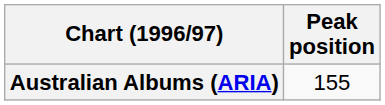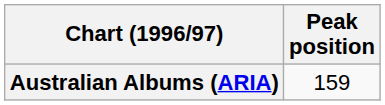(332, 81) 155 -> (332, 81) 159
